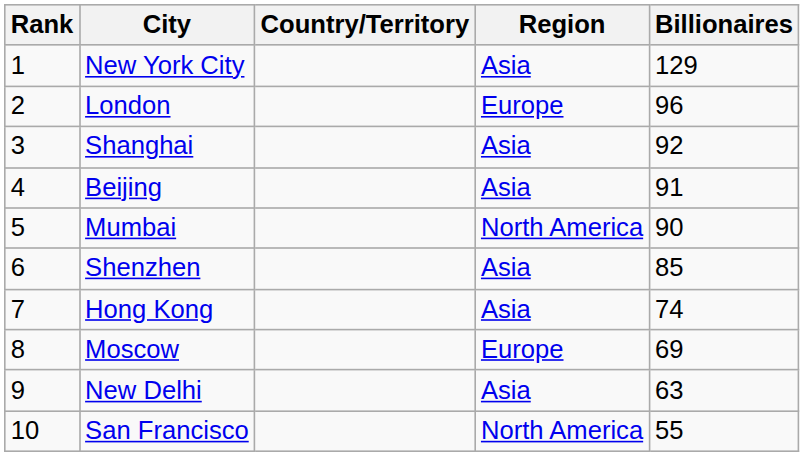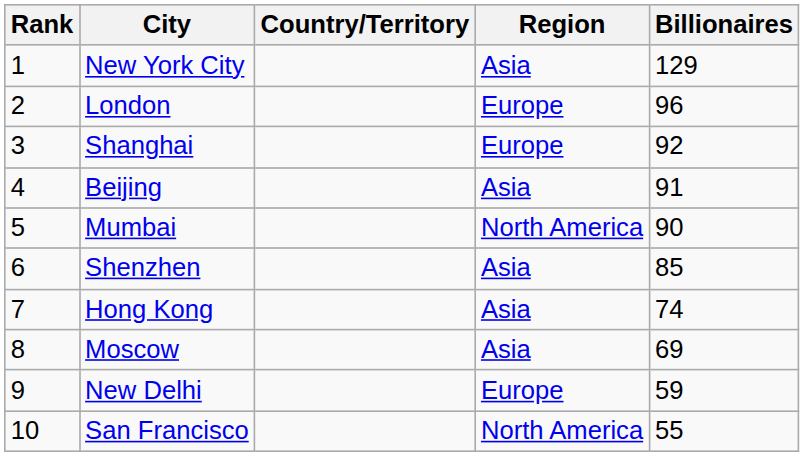(506, 146) Asia -> (522, 146) Europe
(522, 349) Europe -> (506, 349) Asia
(506, 390) Asia -> (522, 390) Europe
(669, 390) 63 -> (669, 390) 59
